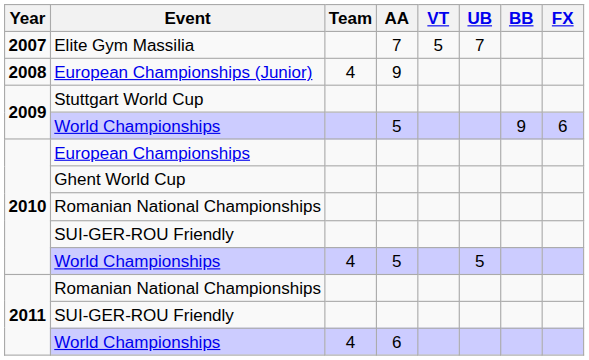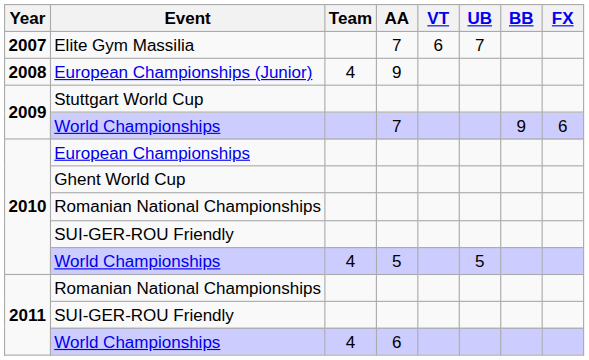(438, 45) 5 -> (438, 45) 6
(397, 126) 5 -> (397, 126) 7
